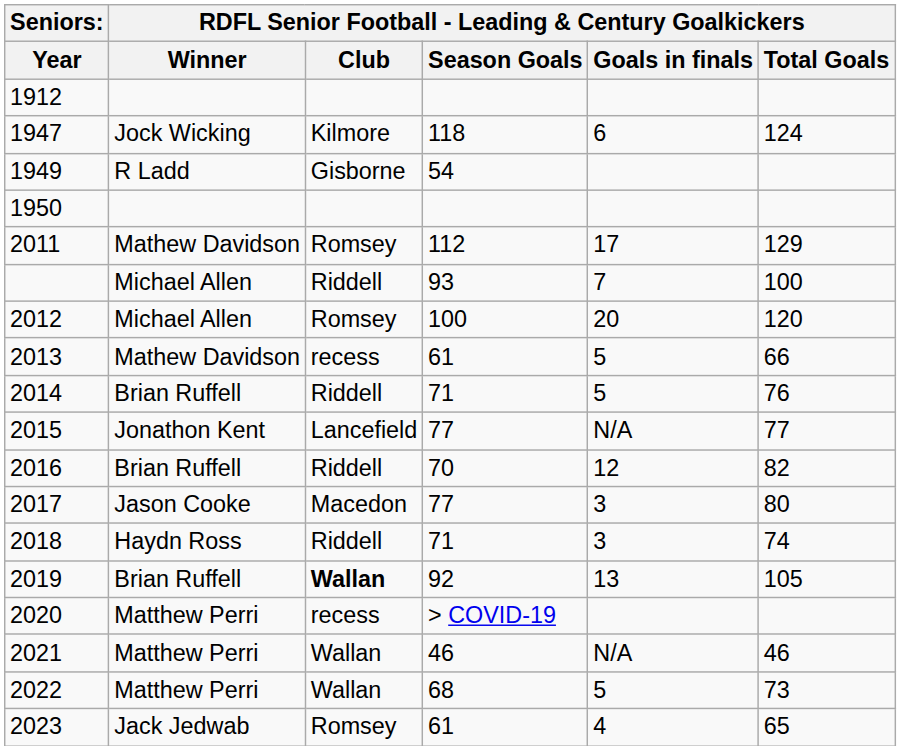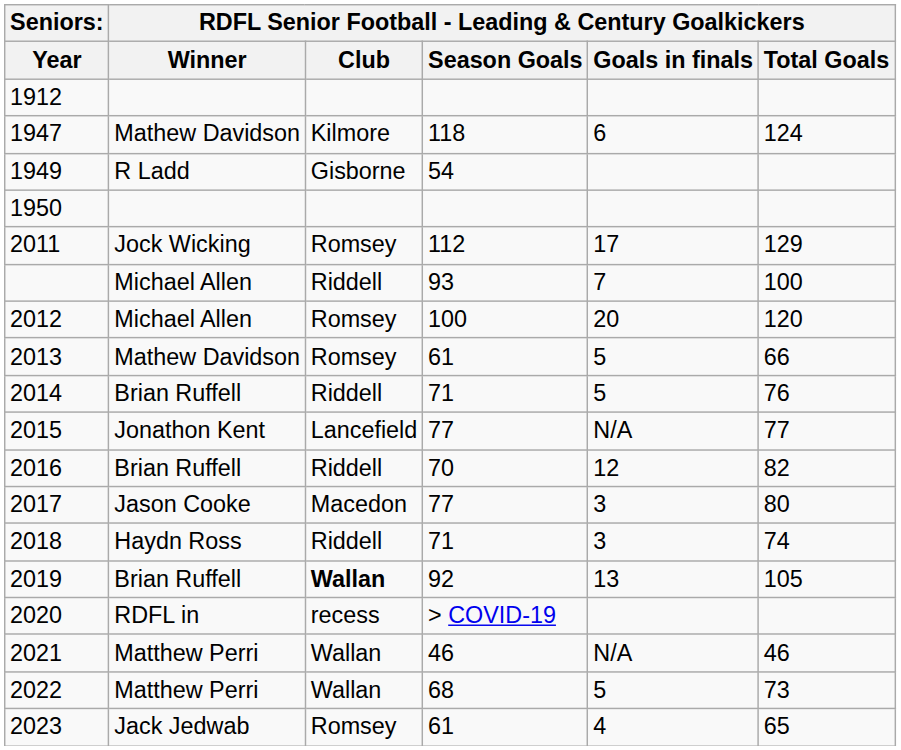(182, 134) Jock Wicking -> (207, 134) Mathew Davidson
(207, 245) Mathew Davidson -> (182, 245) Jock Wicking
(345, 356) recess -> (354, 356) Romsey
(186, 615) Matthew Perri -> (157, 615) RDFL in
